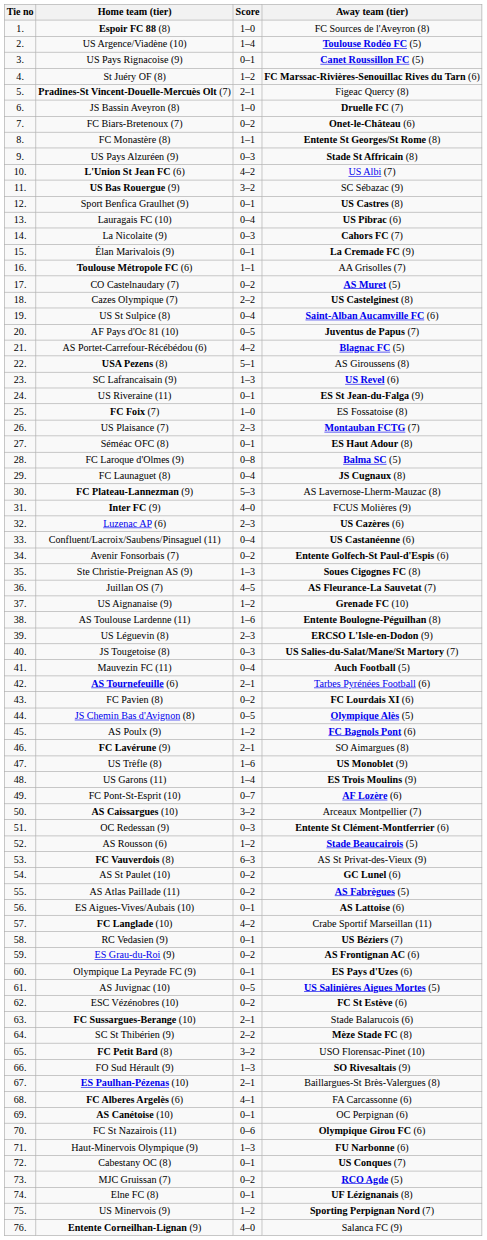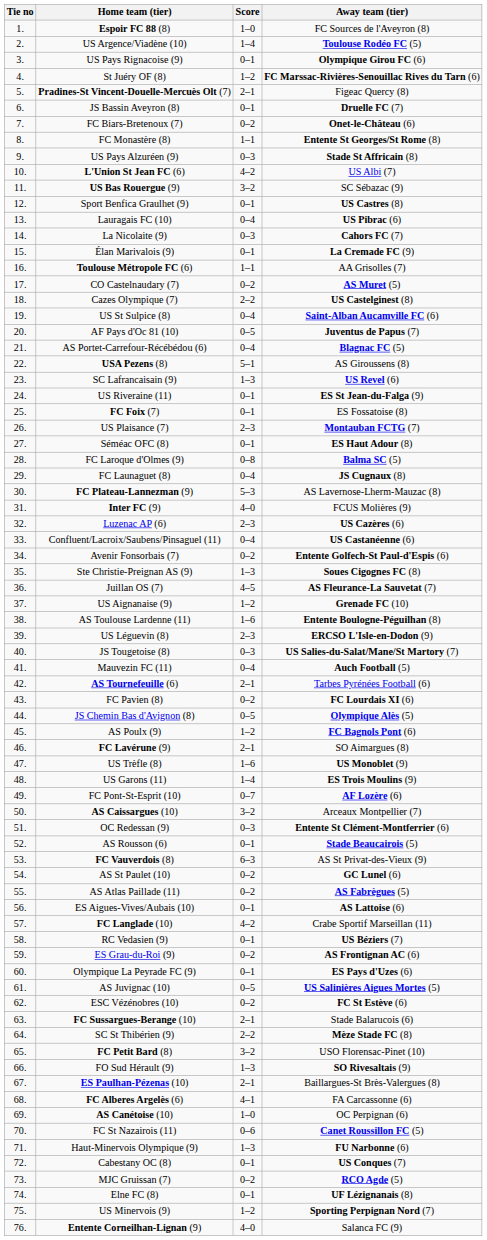(372, 60) Canet Roussillon FC (5) -> (372, 60) Olympique Girou FC (6)
(248, 108) 1–0 -> (248, 108) 0–1
(248, 348) 4–2 -> (248, 348) 0–4
(248, 412) 1–0 -> (248, 412) 0–1
(248, 843) 1–2 -> (248, 843) 0–1
(248, 1115) 0–1 -> (248, 1115) 1–0
(372, 1131) Olympique Girou FC (6) -> (372, 1131) Canet Roussillon FC (5)
